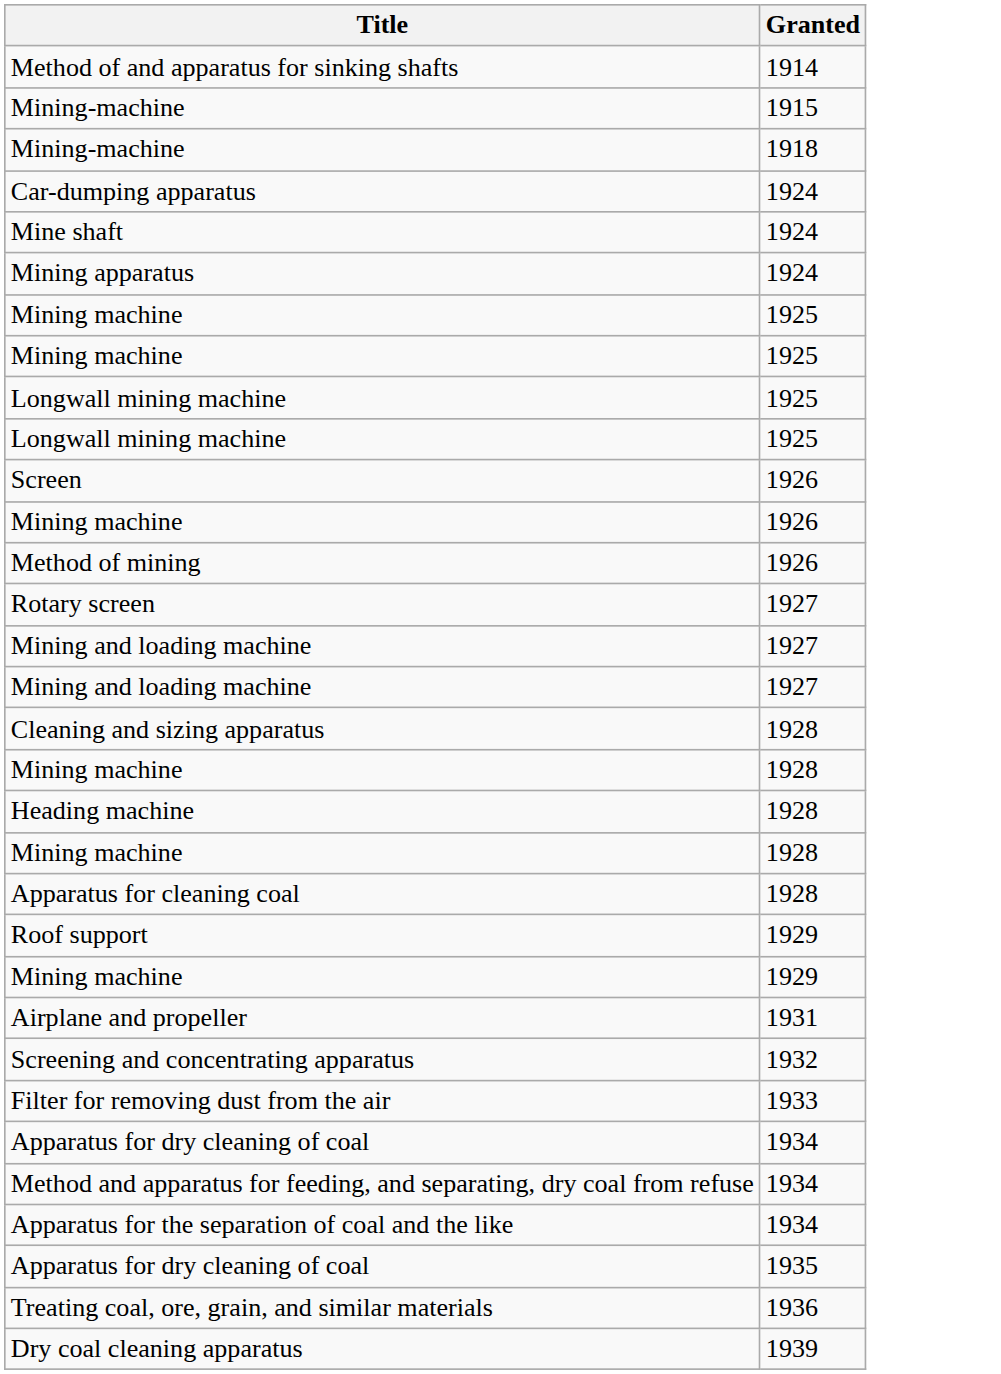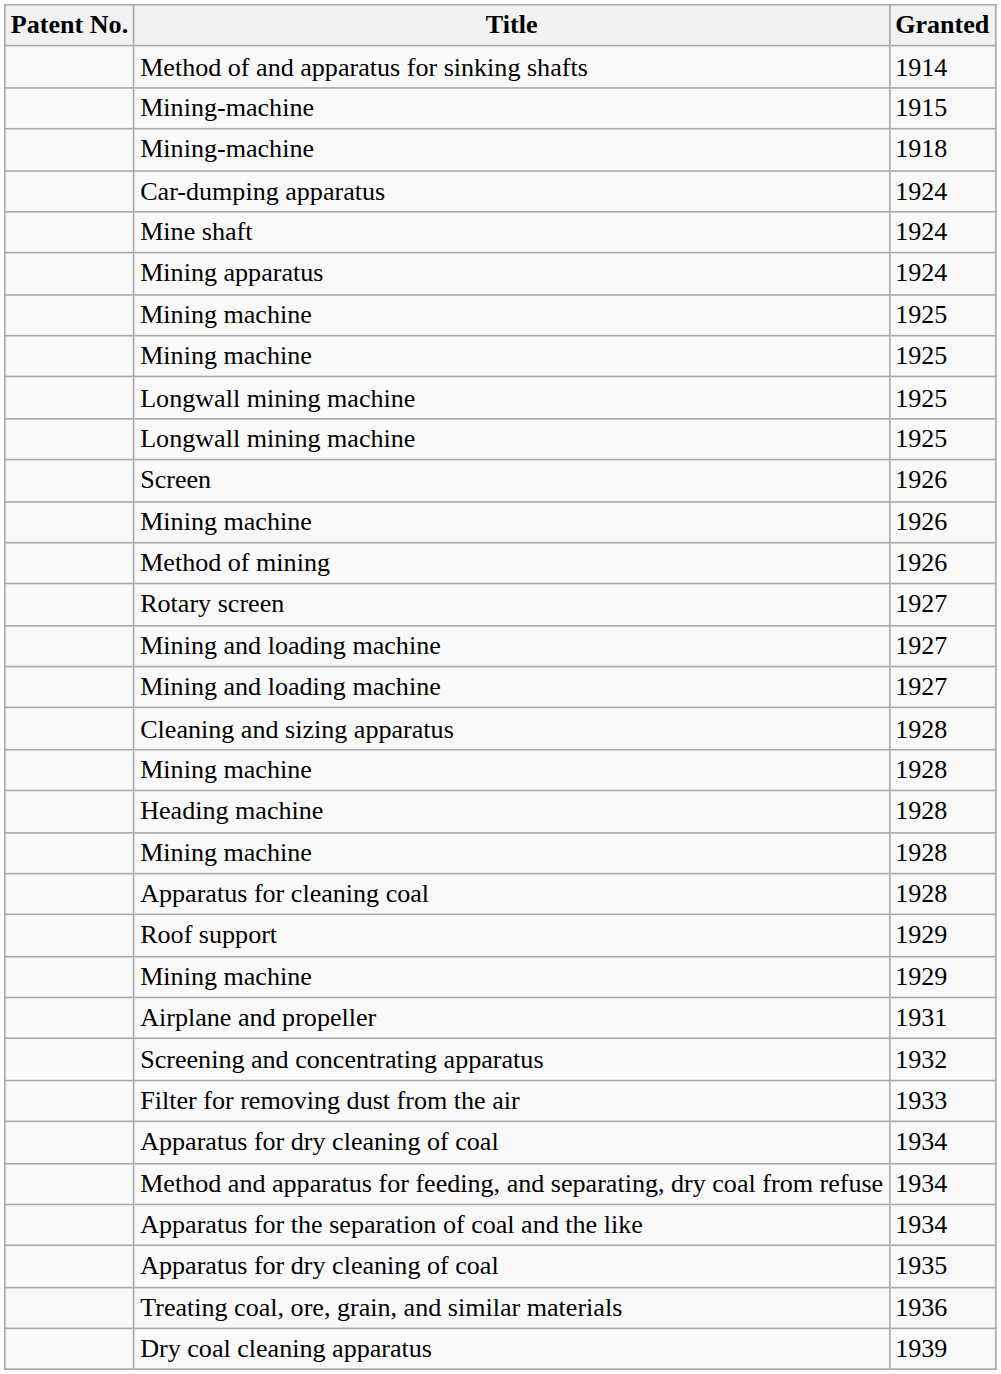+ column: (69, 25)
